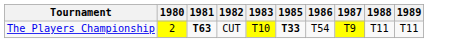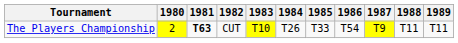+ column: (291, 13)
(291, 30) bold -> (320, 30) normal
